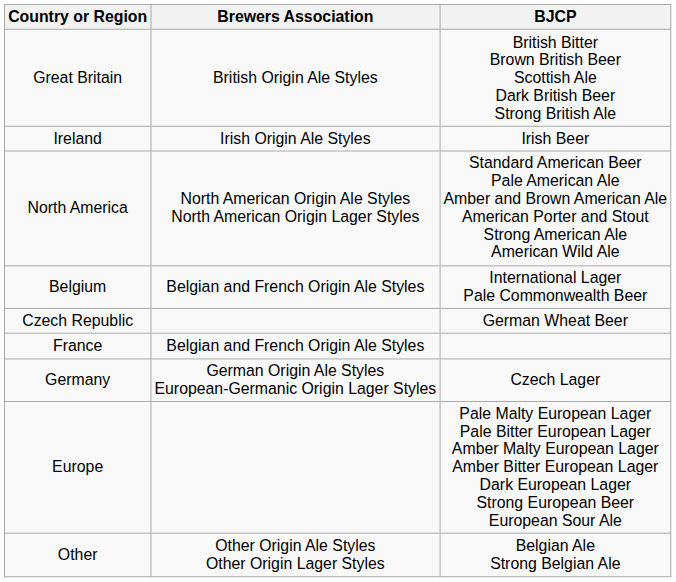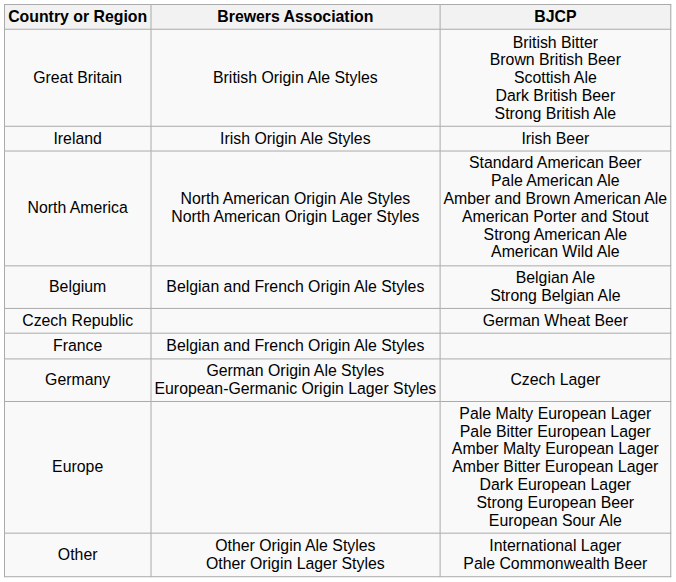(555, 286) International Lager Pale Commonwealth Beer -> (555, 286) Belgian Ale Strong Belgian Ale
(555, 555) Belgian Ale Strong Belgian Ale -> (555, 555) International Lager Pale Commonwealth Beer
